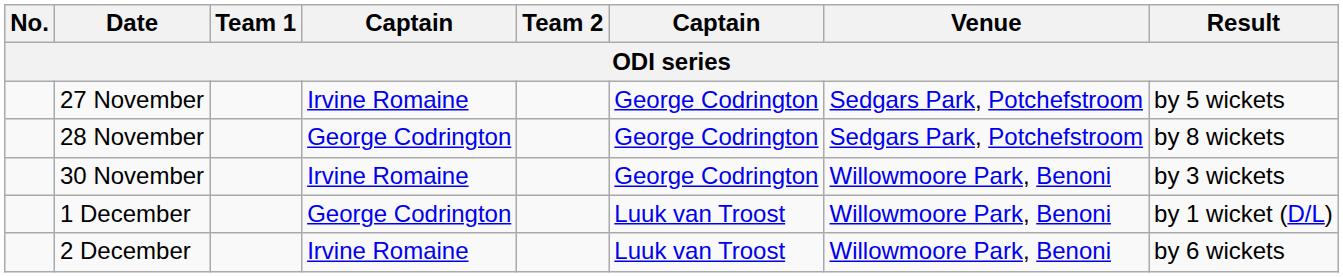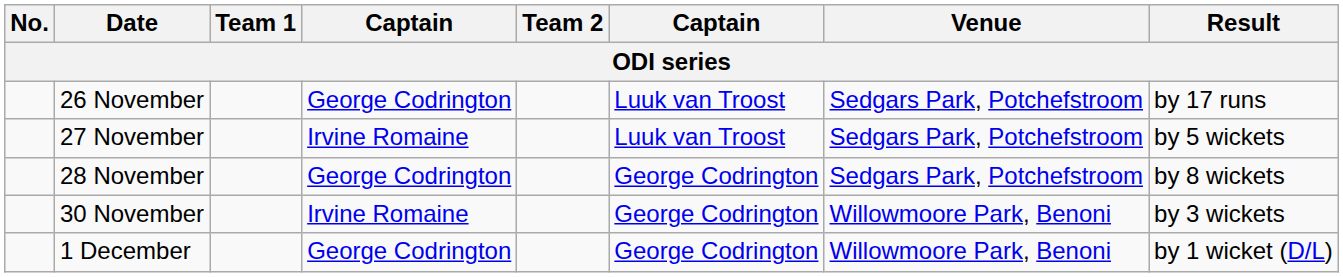+ row: (132, 99)
(716, 99) George Codrington -> (700, 137) Luuk van Troost
(700, 213) Luuk van Troost -> (716, 251) George Codrington
- row: (125, 251)
